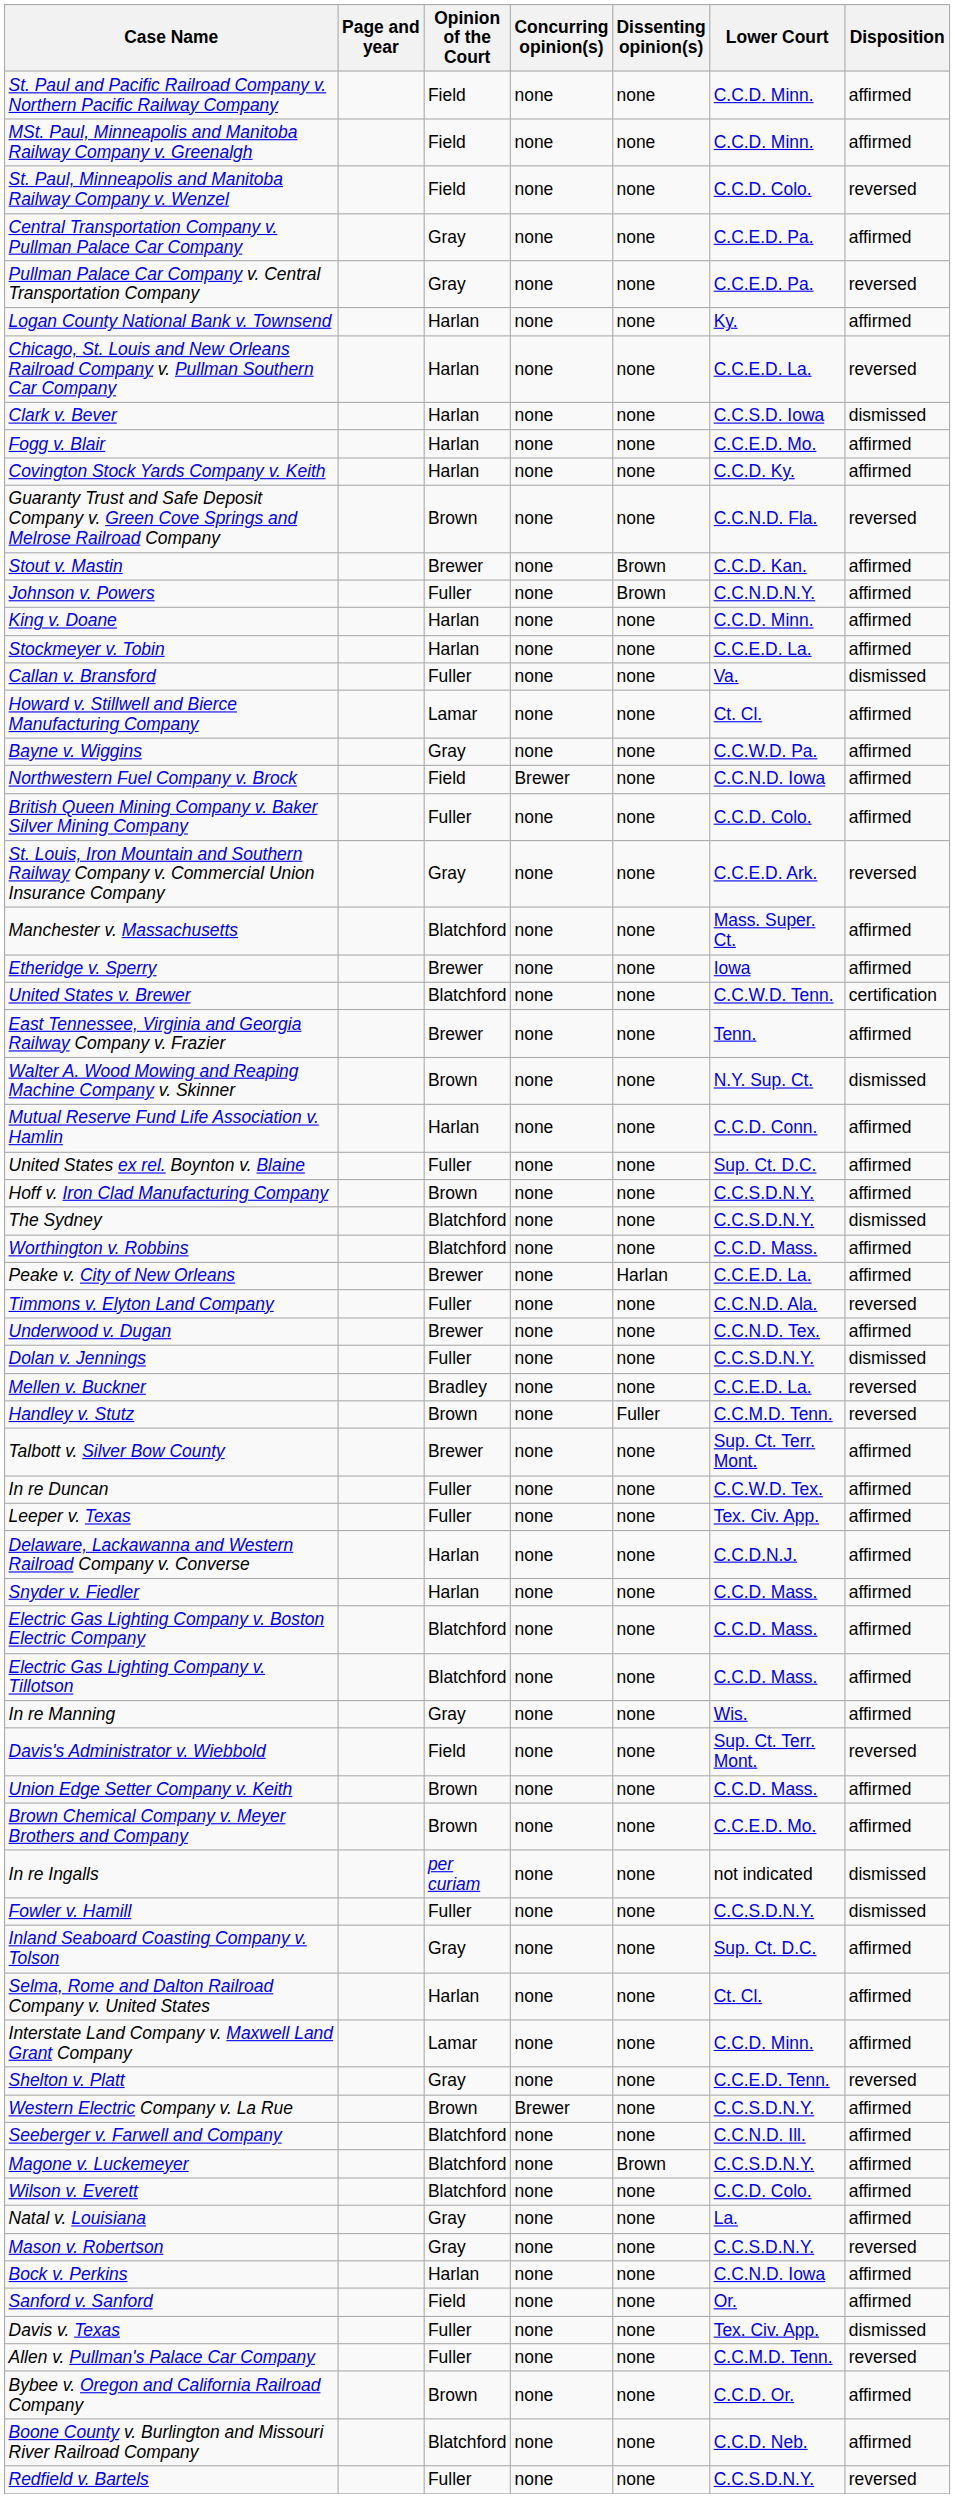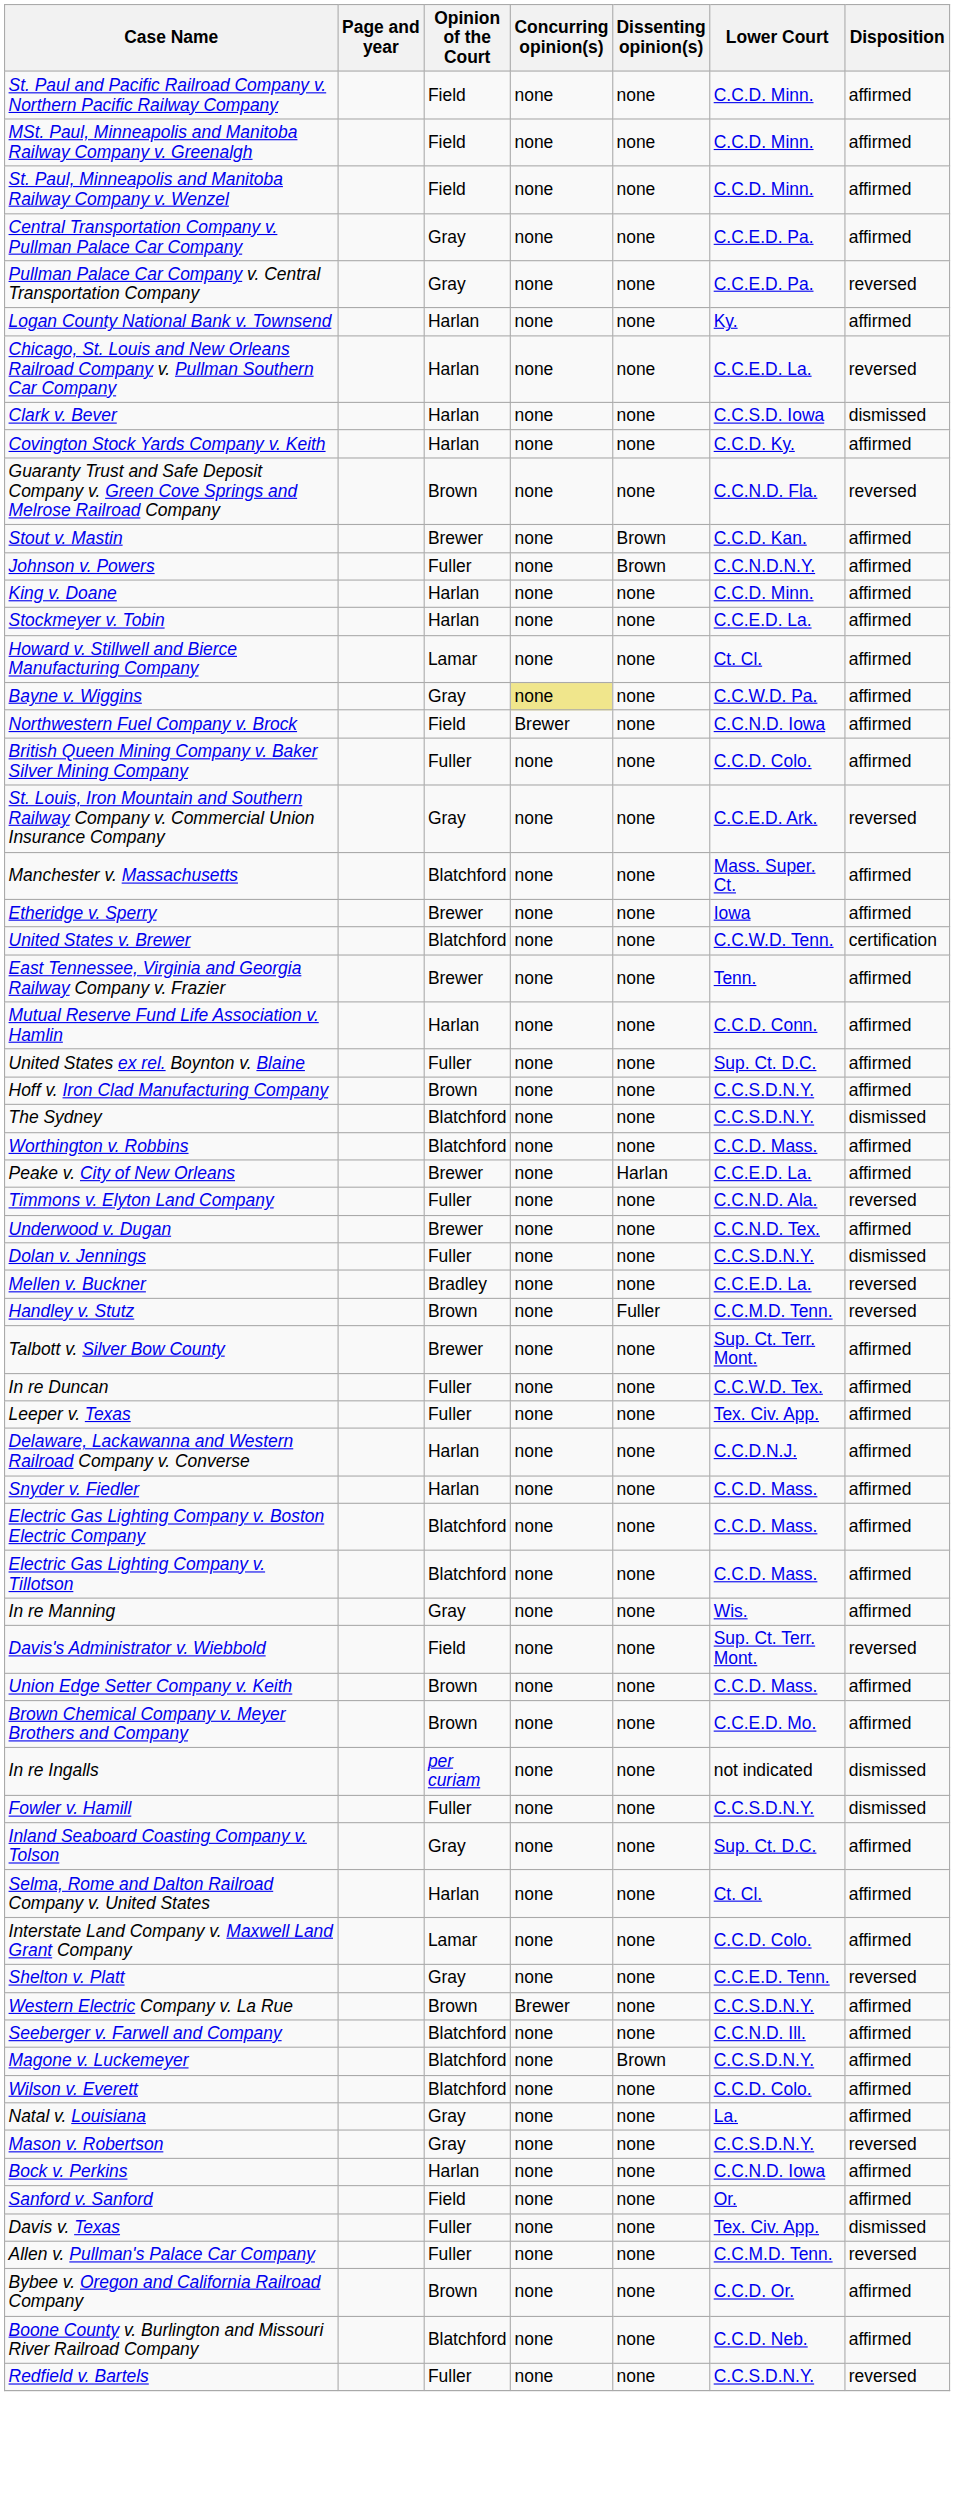(763, 189) C.C.D. Colo. -> (764, 189) C.C.D. Minn.
(883, 189) reversed -> (880, 189) affirmed
- row: (57, 443)
- row: (82, 676)
(534, 751) no background -> (534, 696) khaki background
- row: (153, 1080)
(764, 2043) C.C.D. Minn. -> (763, 1940) C.C.D. Colo.
